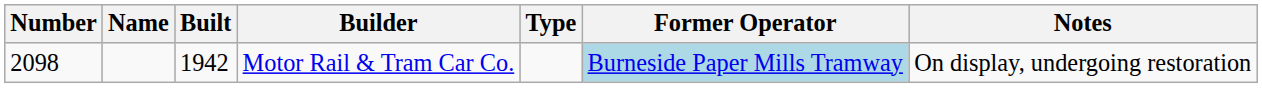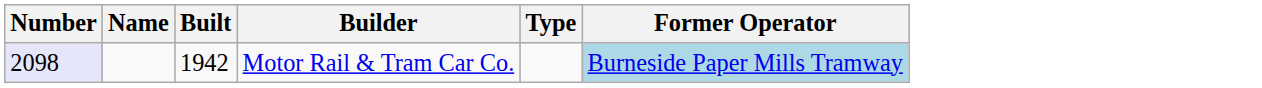- column: (1083, 23)
(35, 62) no background -> (35, 62) lavender background
